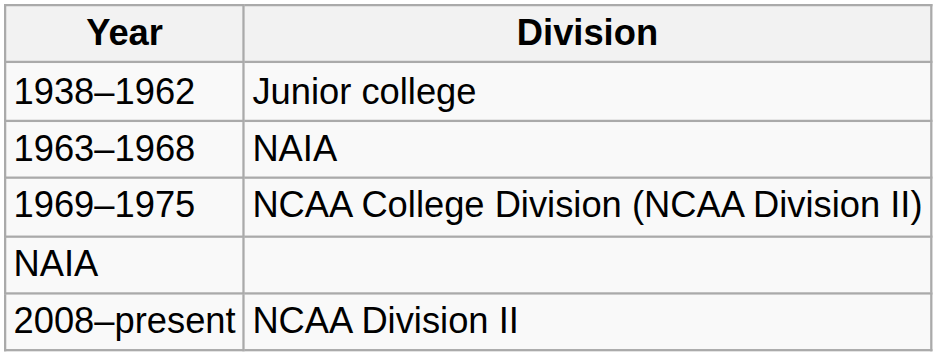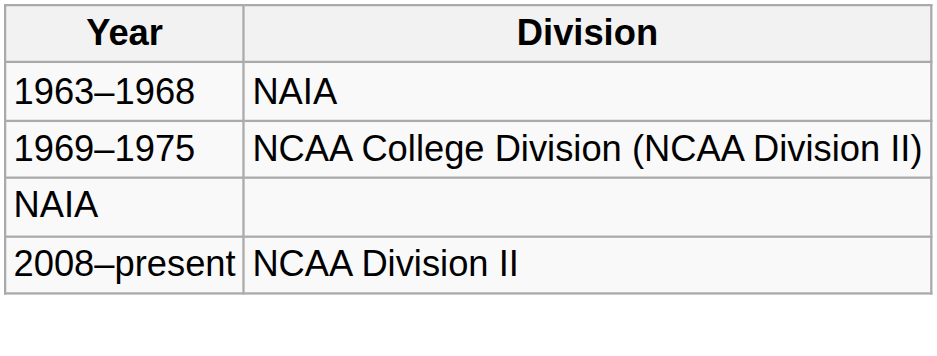- row: (364, 90)
